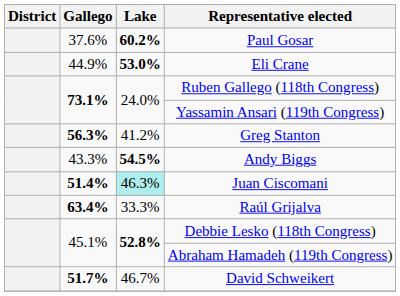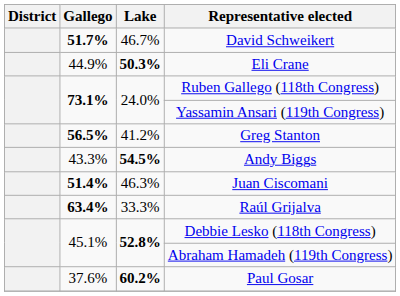rows swapped: (280, 278) <-> (280, 40)
(140, 64) 53.0% -> (140, 64) 50.3%
(88, 135) 56.3% -> (88, 135) 56.5%
(140, 183) paleturquoise background -> (140, 183) no background
